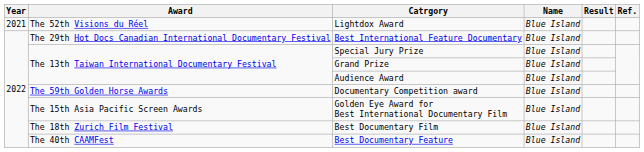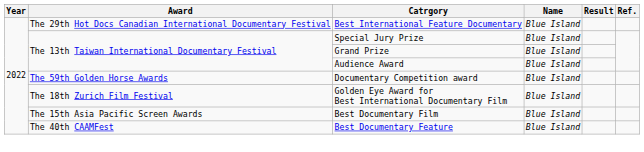- row: (369, 24)
(116, 109) The 15th Asia Pacific Screen Awards -> (101, 96) The 18th Zurich Film Festival
(101, 127) The 18th Zurich Film Festival -> (116, 114) The 15th Asia Pacific Screen Awards
